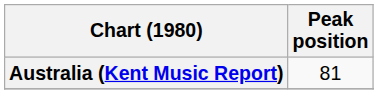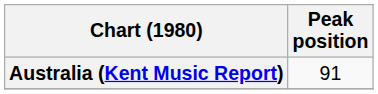(330, 72) 81 -> (330, 72) 91
